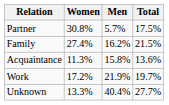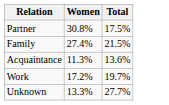- column: (117, 12)
